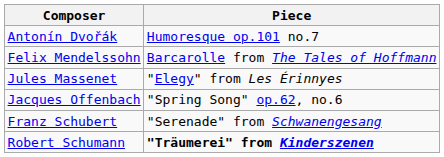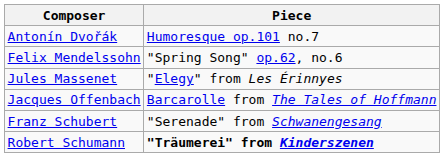(292, 57) Barcarolle from The Tales of Hoffmann -> (245, 57) "Spring Song" op.62, no.6
(245, 100) "Spring Song" op.62, no.6 -> (292, 100) Barcarolle from The Tales of Hoffmann
